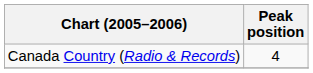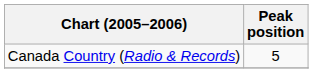(276, 56) 4 -> (276, 56) 5
